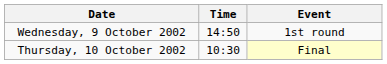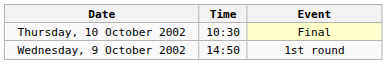rows swapped: (102, 32) <-> (102, 50)
